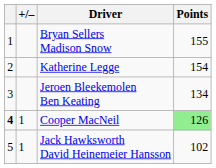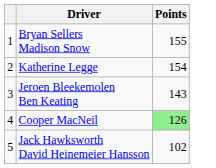- column: (27, 14)
(199, 94) 134 -> (178, 94) 143
(10, 120) bold -> (10, 120) normal
